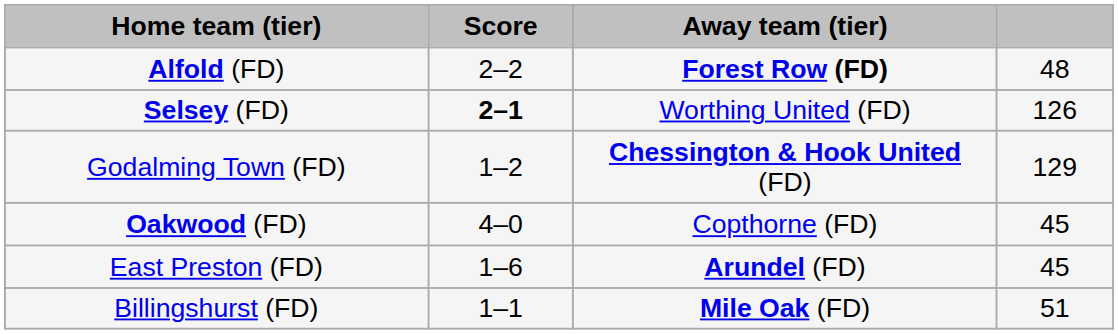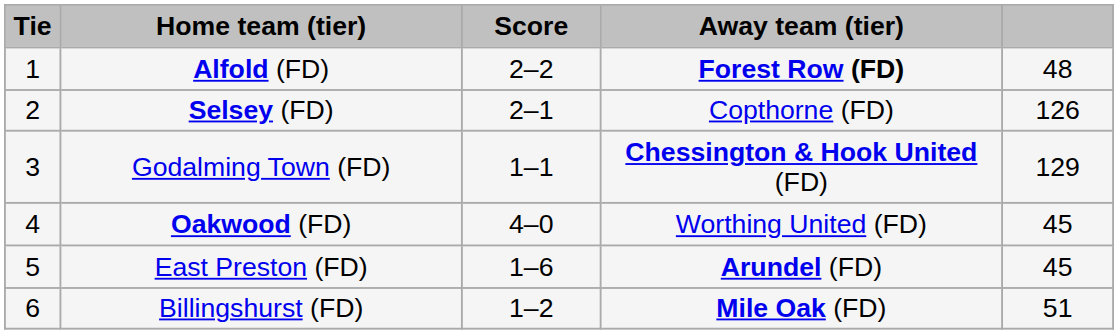+ column: (33, 26)
(501, 111) bold -> (531, 111) normal
(785, 111) Worthing United (FD) -> (801, 111) Copthorne (FD)
(501, 167) 1–2 -> (531, 167) 1–1
(785, 224) Copthorne (FD) -> (801, 224) Worthing United (FD)
(501, 308) 1–1 -> (531, 308) 1–2
